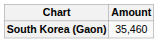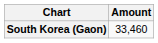(131, 29) 35,460 -> (131, 29) 33,460
